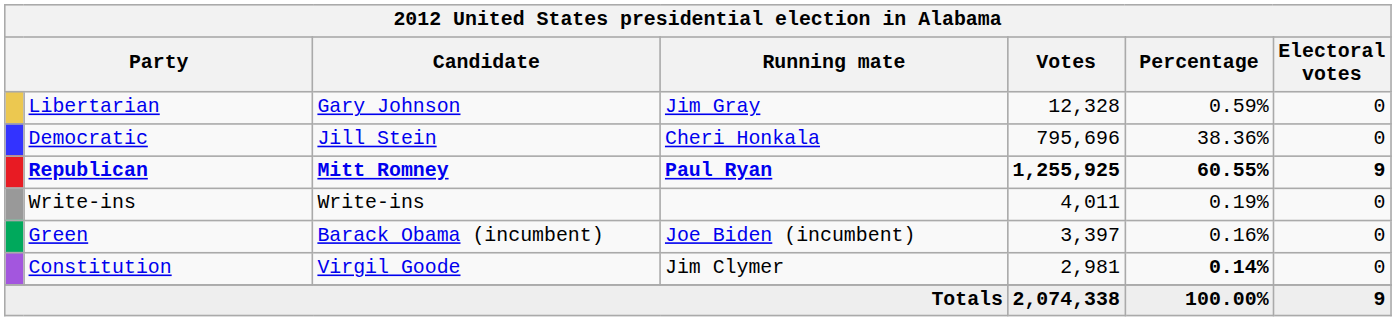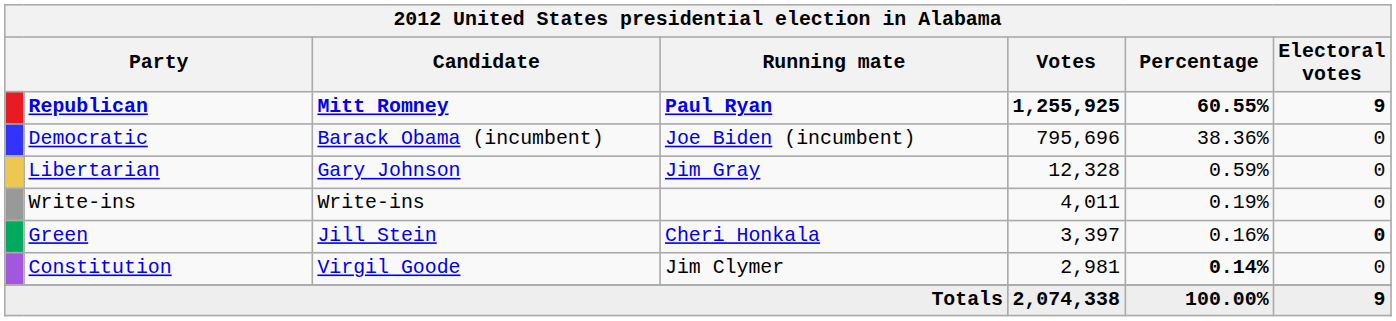rows swapped: (88, 172) <-> (94, 108)
(377, 140) Jill Stein -> (461, 140) Barack Obama (incumbent)
(742, 140) Cheri Honkala -> (790, 140) Joe Biden (incumbent)
(461, 236) Barack Obama (incumbent) -> (377, 236) Jill Stein
(790, 236) Joe Biden (incumbent) -> (742, 236) Cheri Honkala
(1380, 236) normal -> (1380, 236) bold
